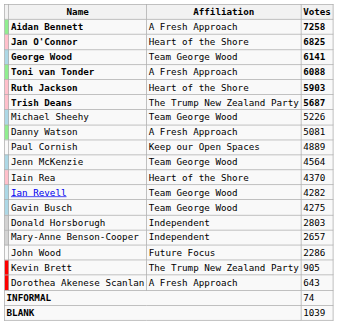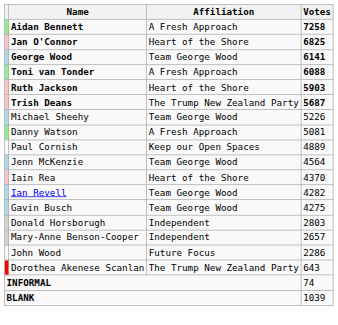- row: (42, 268)
(193, 283) A Fresh Approach -> (224, 268) The Trump New Zealand Party
